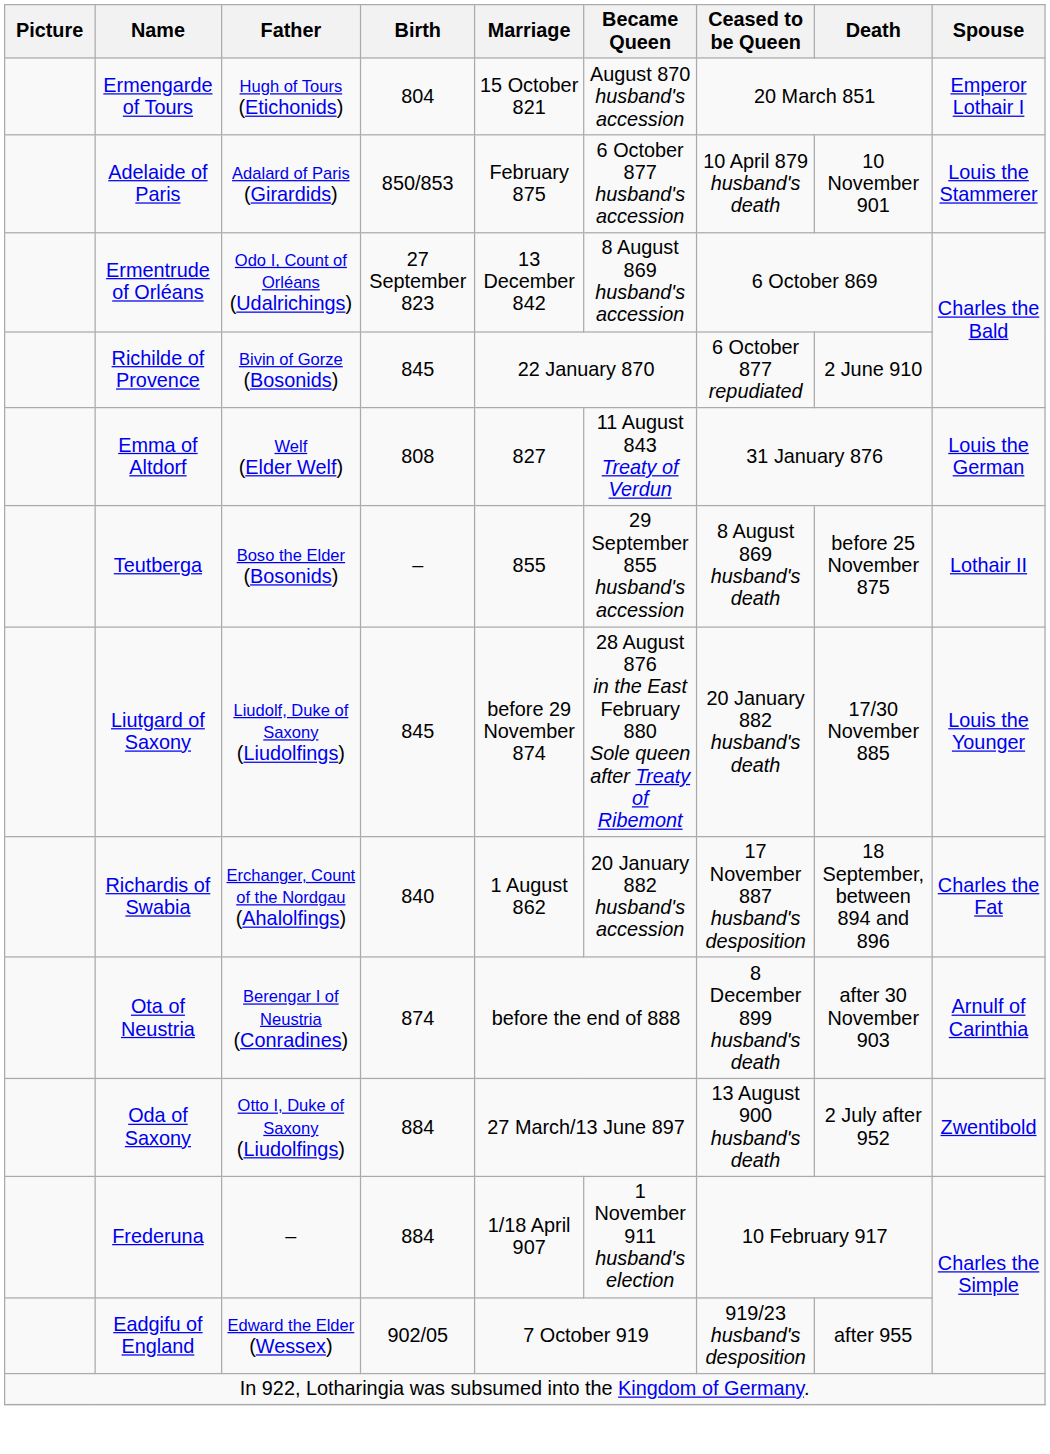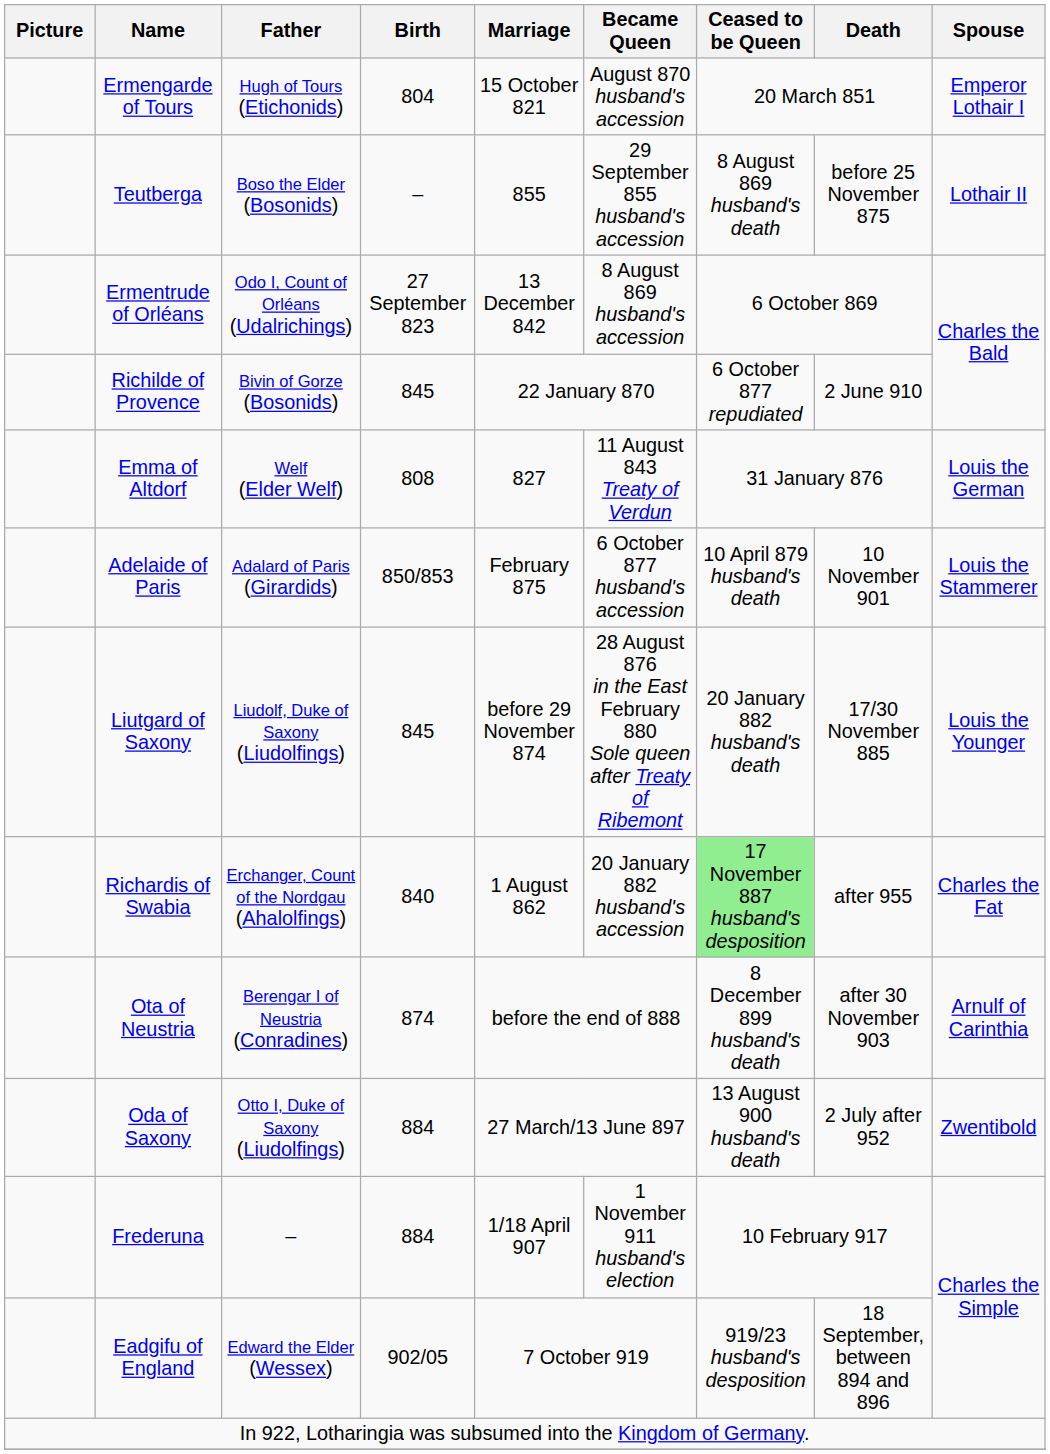rows swapped: (158, 566) <-> (158, 183)
(756, 896) no background -> (756, 896) lightgreen background
(873, 896) 18 September, between 894 and 896 -> (873, 896) after 955
(873, 1335) after 955 -> (873, 1357) 18 September, between 894 and 896
